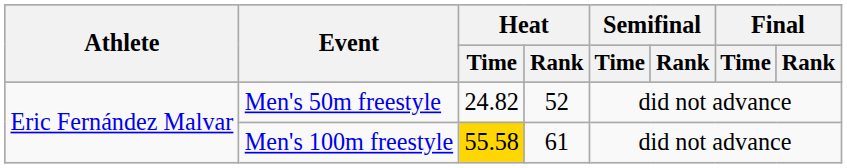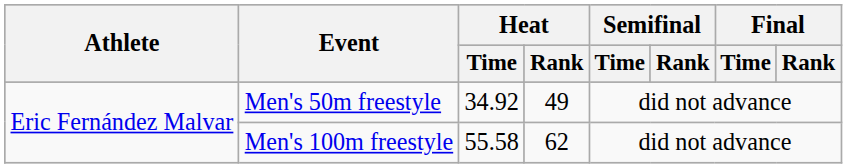(492, 102) 24.82 -> (492, 102) 34.92
(557, 102) 52 -> (557, 102) 49
(492, 142) gold background -> (492, 142) no background
(557, 142) 61 -> (557, 142) 62
